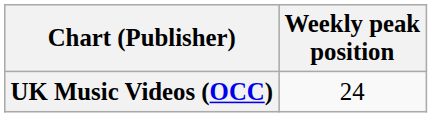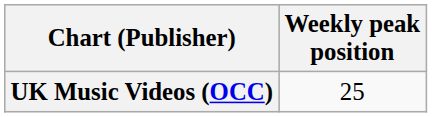(352, 91) 24 -> (352, 91) 25
